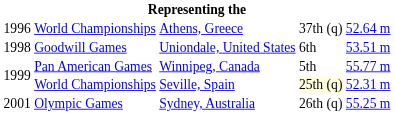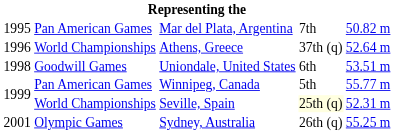+ row: (226, 28)
